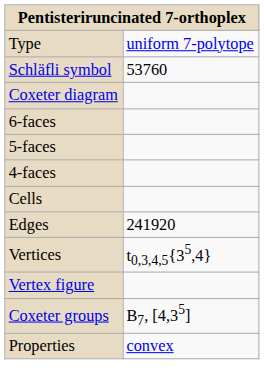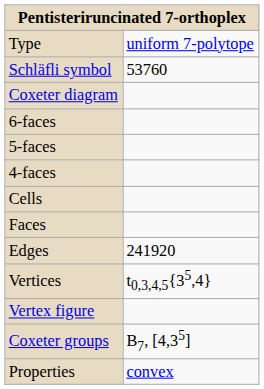+ row: (27, 224)
